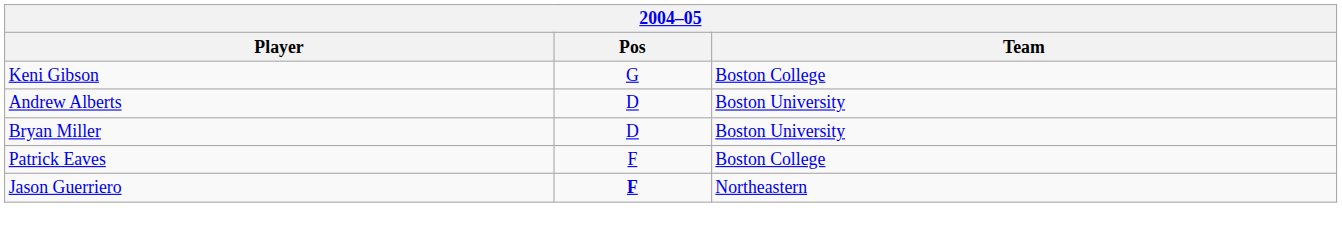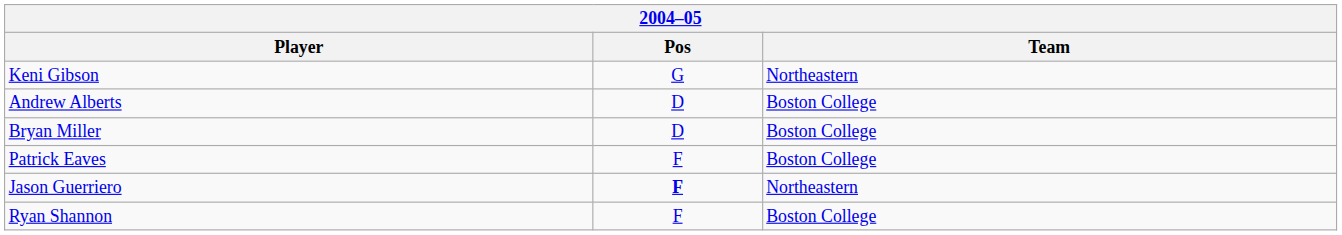(770, 74) Boston College -> (812, 74) Northeastern
(780, 103) Boston University -> (821, 103) Boston College
(780, 131) Boston University -> (821, 131) Boston College
+ row: (60, 215)
